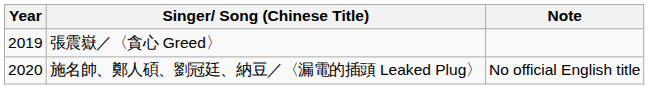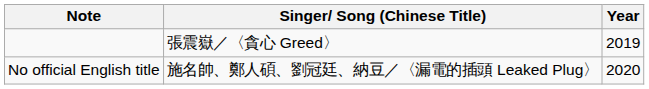columns swapped: (25, 16) <-> (565, 16)
